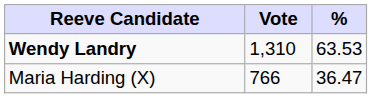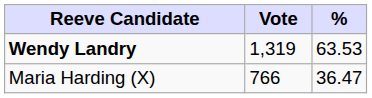(273, 48) 1,310 -> (273, 48) 1,319
